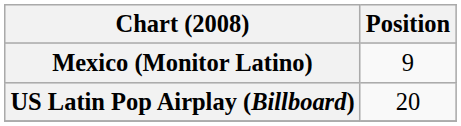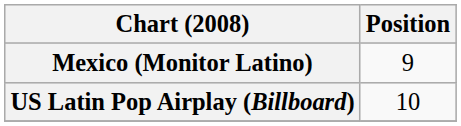(408, 101) 20 -> (408, 101) 10
